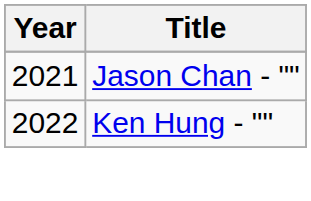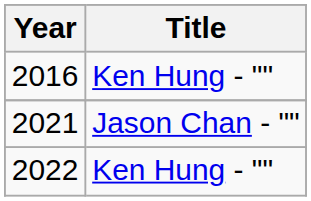+ row: (45, 75)
